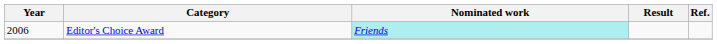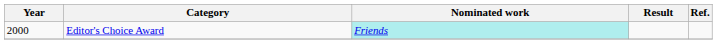(18, 30) 2006 -> (18, 30) 2000
